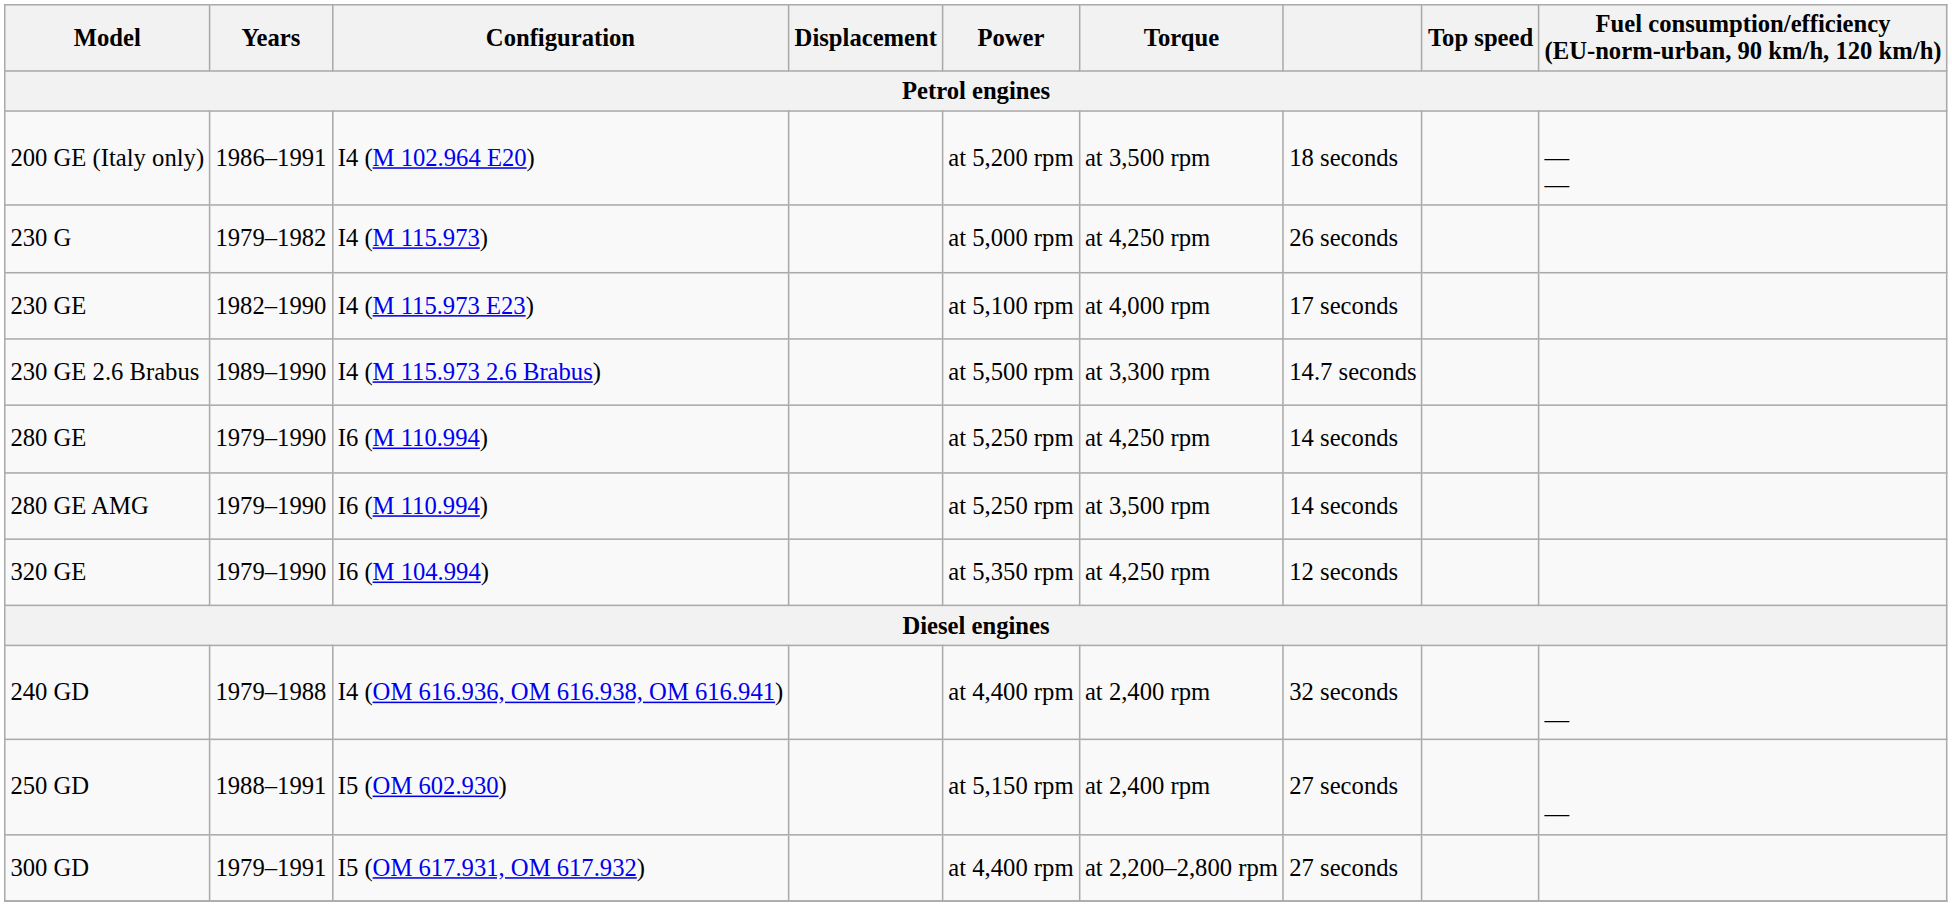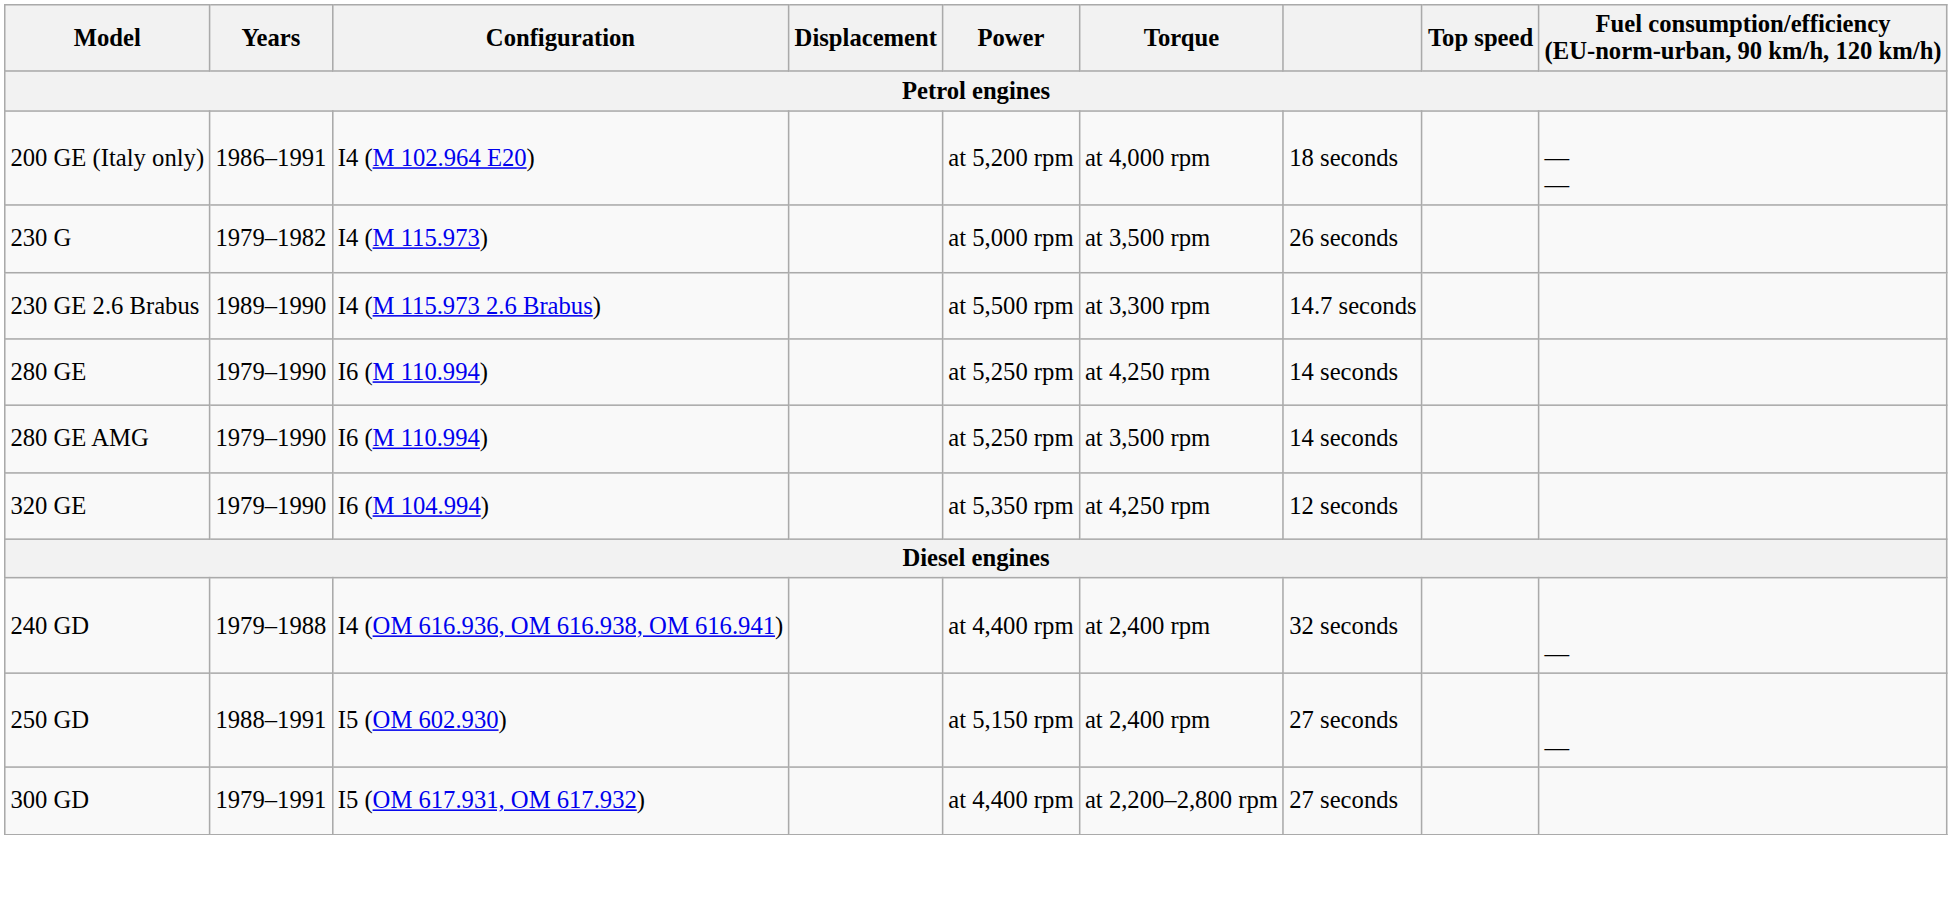(1148, 157) at 3,500 rpm -> (1148, 157) at 4,000 rpm
(1148, 238) at 4,250 rpm -> (1148, 238) at 3,500 rpm
- row: (48, 305)
